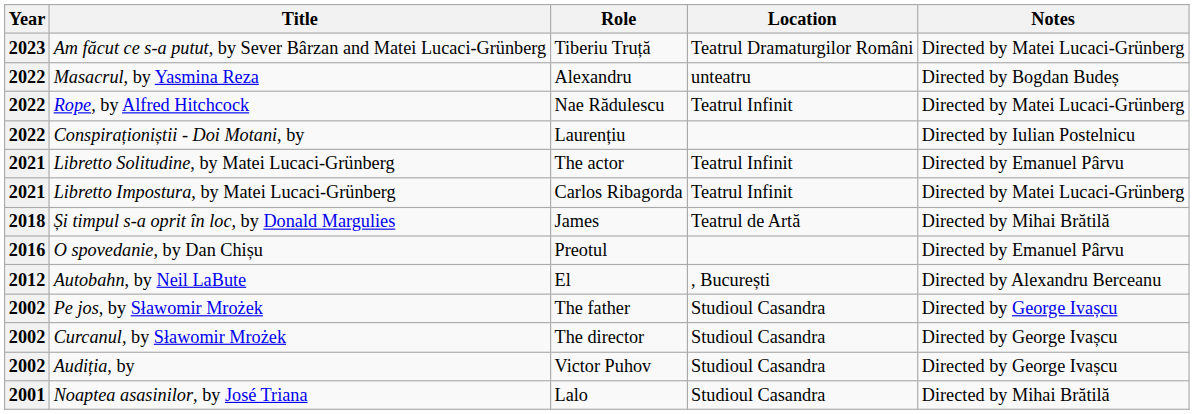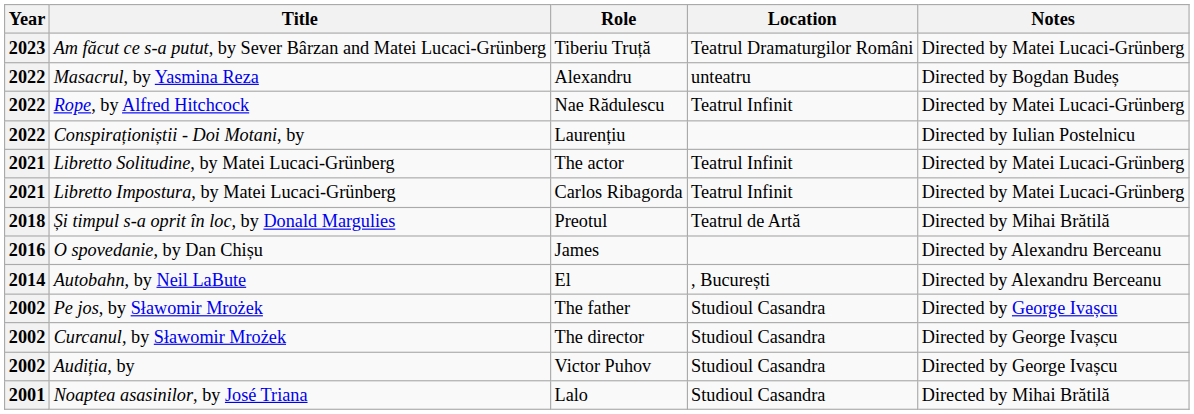(1023, 163) Directed by Emanuel Pârvu -> (1053, 163) Directed by Matei Lucaci-Grünberg
(577, 221) James -> (581, 221) Preotul
(581, 250) Preotul -> (577, 250) James
(1023, 250) Directed by Emanuel Pârvu -> (1042, 250) Directed by Alexandru Berceanu
(27, 279) 2012 -> (27, 279) 2014
